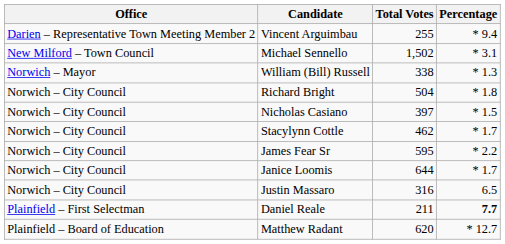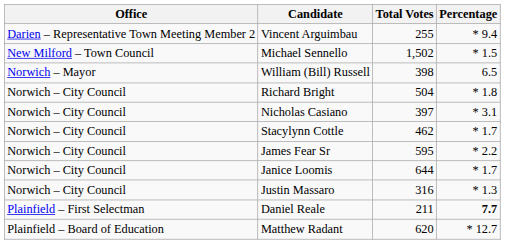(485, 53) * 3.1 -> (485, 53) * 1.5
(424, 72) 338 -> (424, 72) 398
(485, 72) * 1.3 -> (490, 72) 6.5
(485, 111) * 1.5 -> (485, 111) * 3.1
(490, 190) 6.5 -> (485, 190) * 1.3
